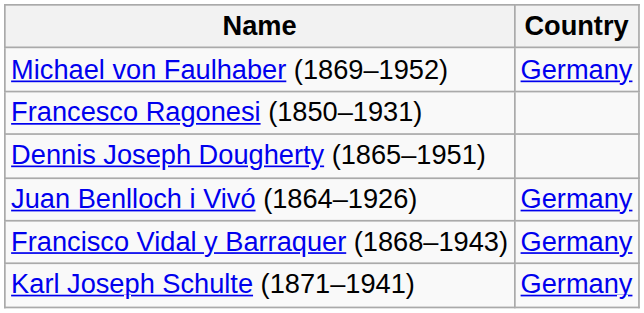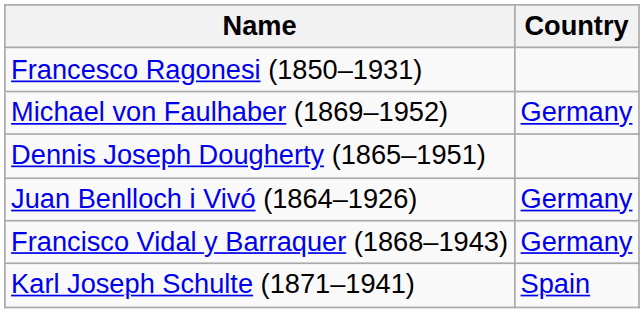rows swapped: (217, 112) <-> (230, 69)
(577, 284) Germany -> (555, 284) Spain
